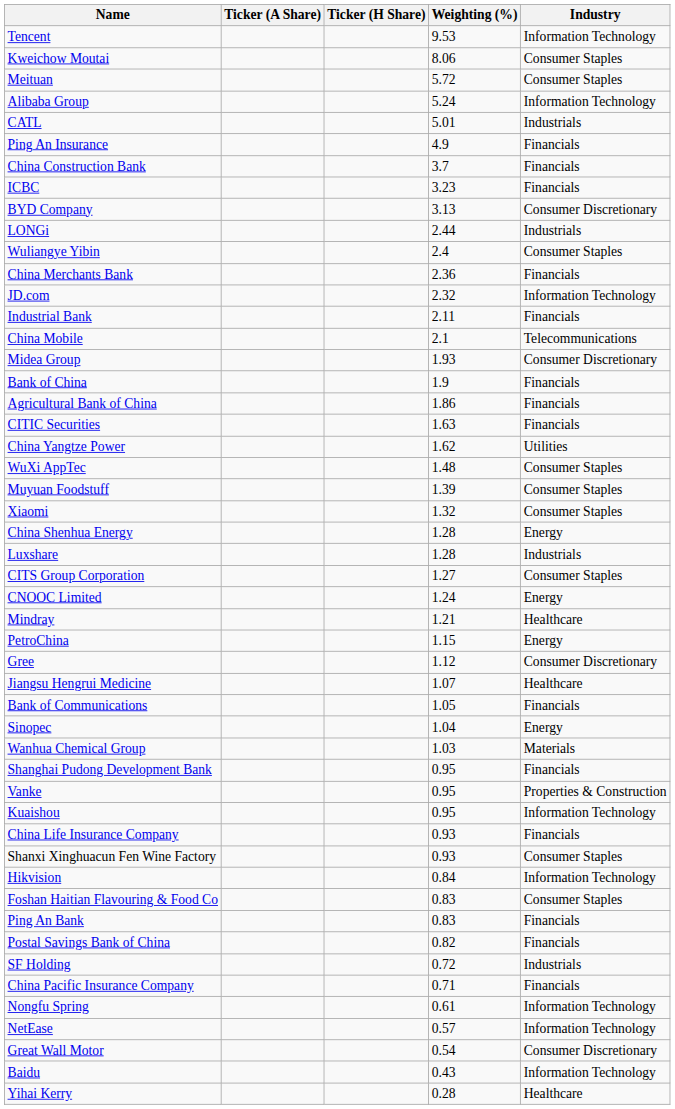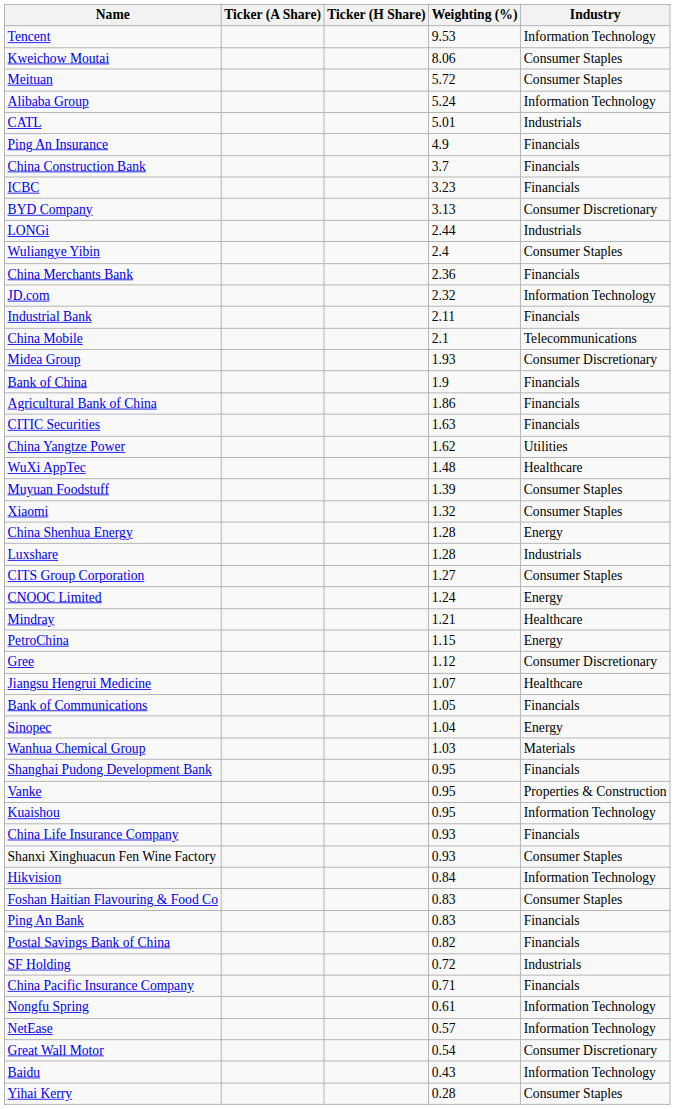(573, 468) Consumer Staples -> (553, 468) Healthcare
(553, 1093) Healthcare -> (573, 1093) Consumer Staples
